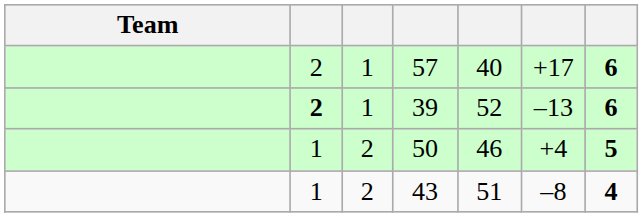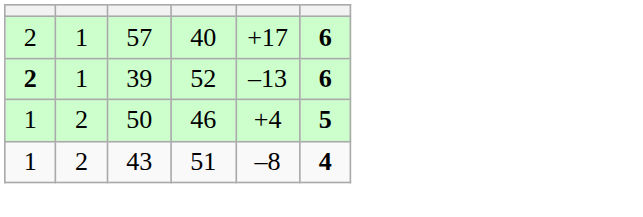- column: (148, 25)
